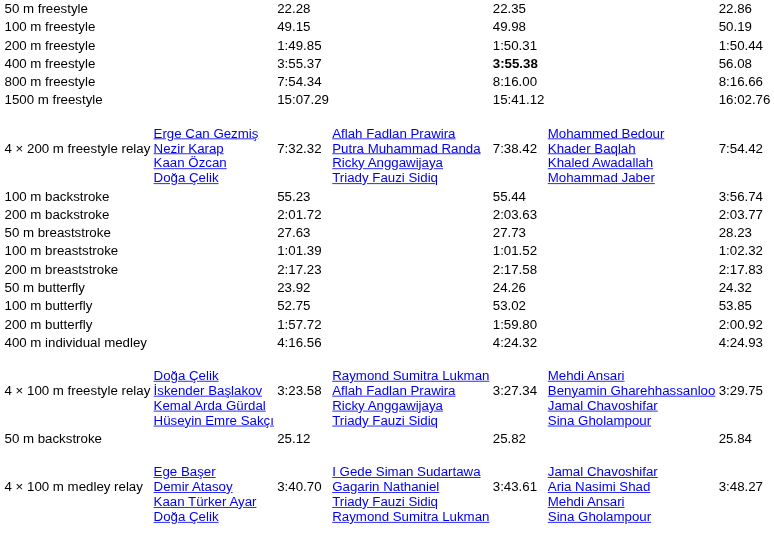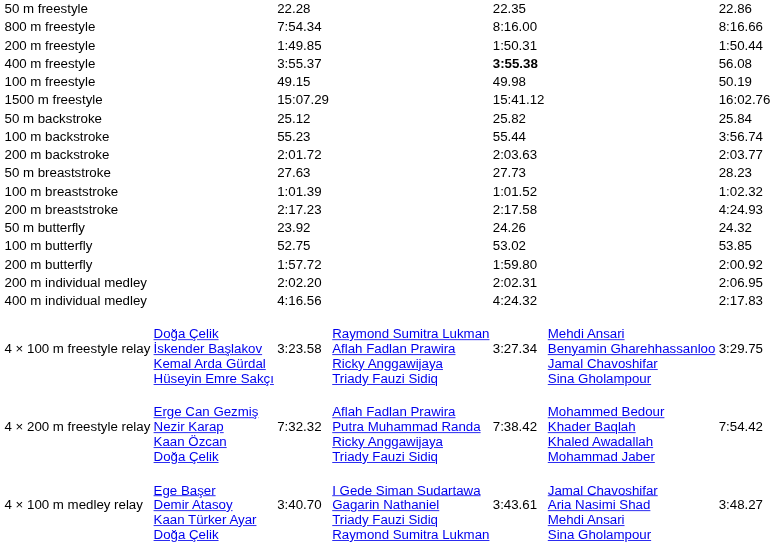rows swapped: (50, 27) <-> (50, 82)
rows swapped: (53, 438) <-> (77, 148)
(741, 269) 2:17.83 -> (741, 209) 4:24.93
+ row: (76, 282)
(741, 342) 4:24.93 -> (741, 301) 2:17.83
